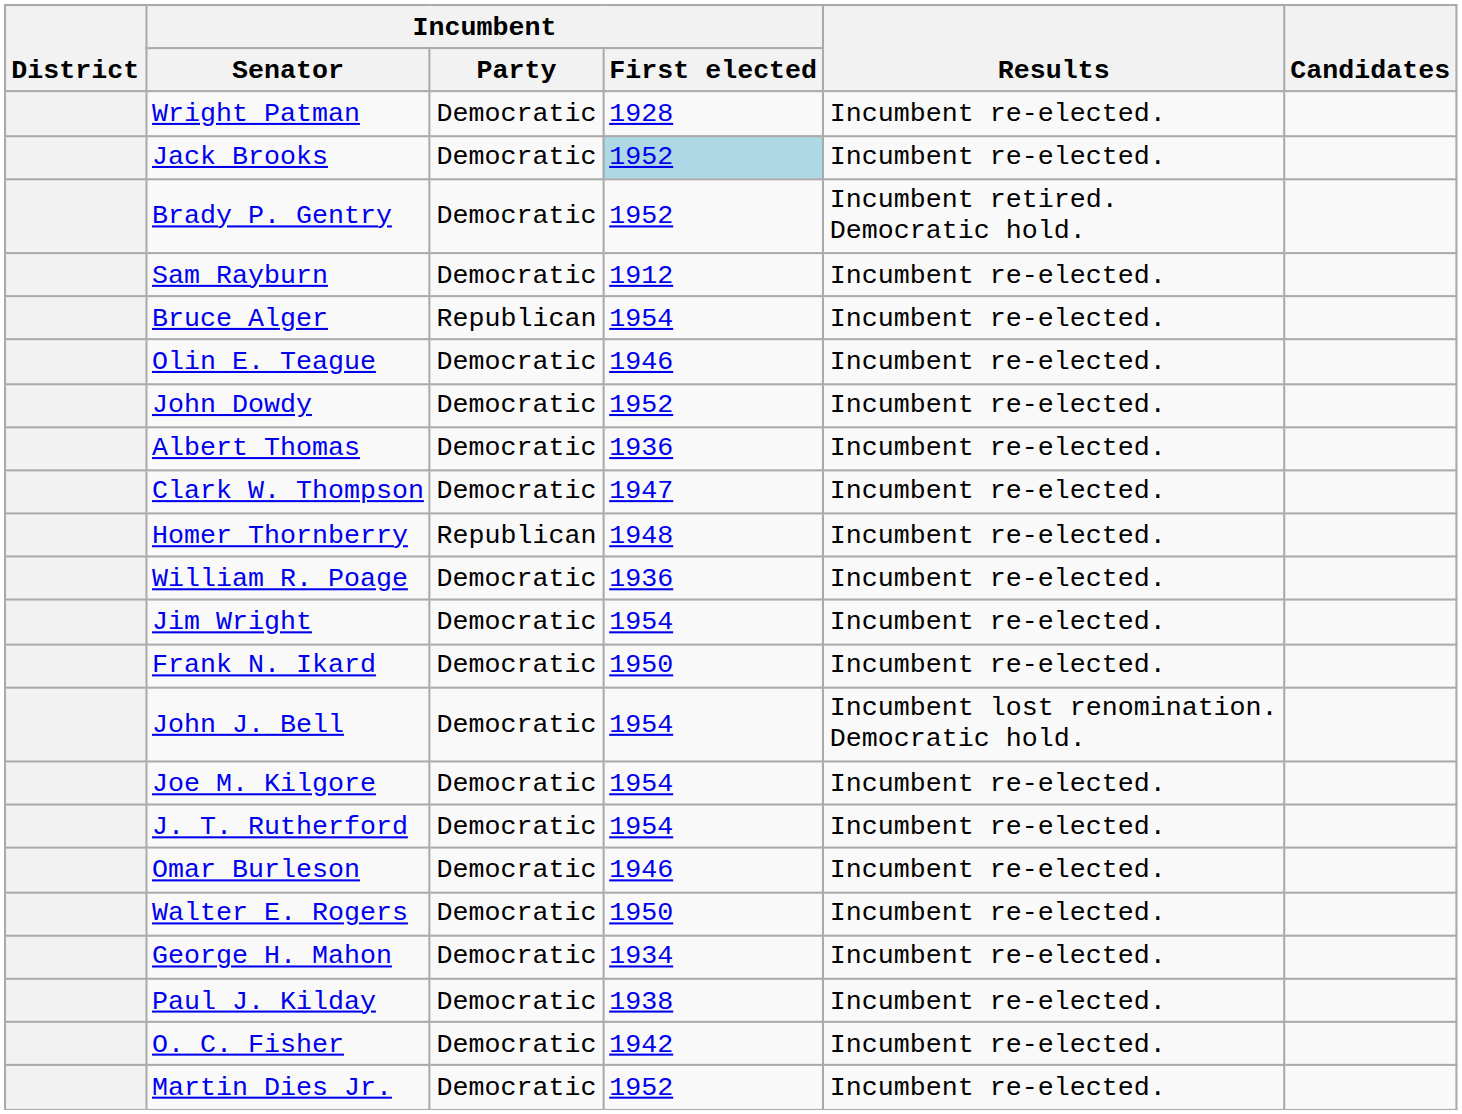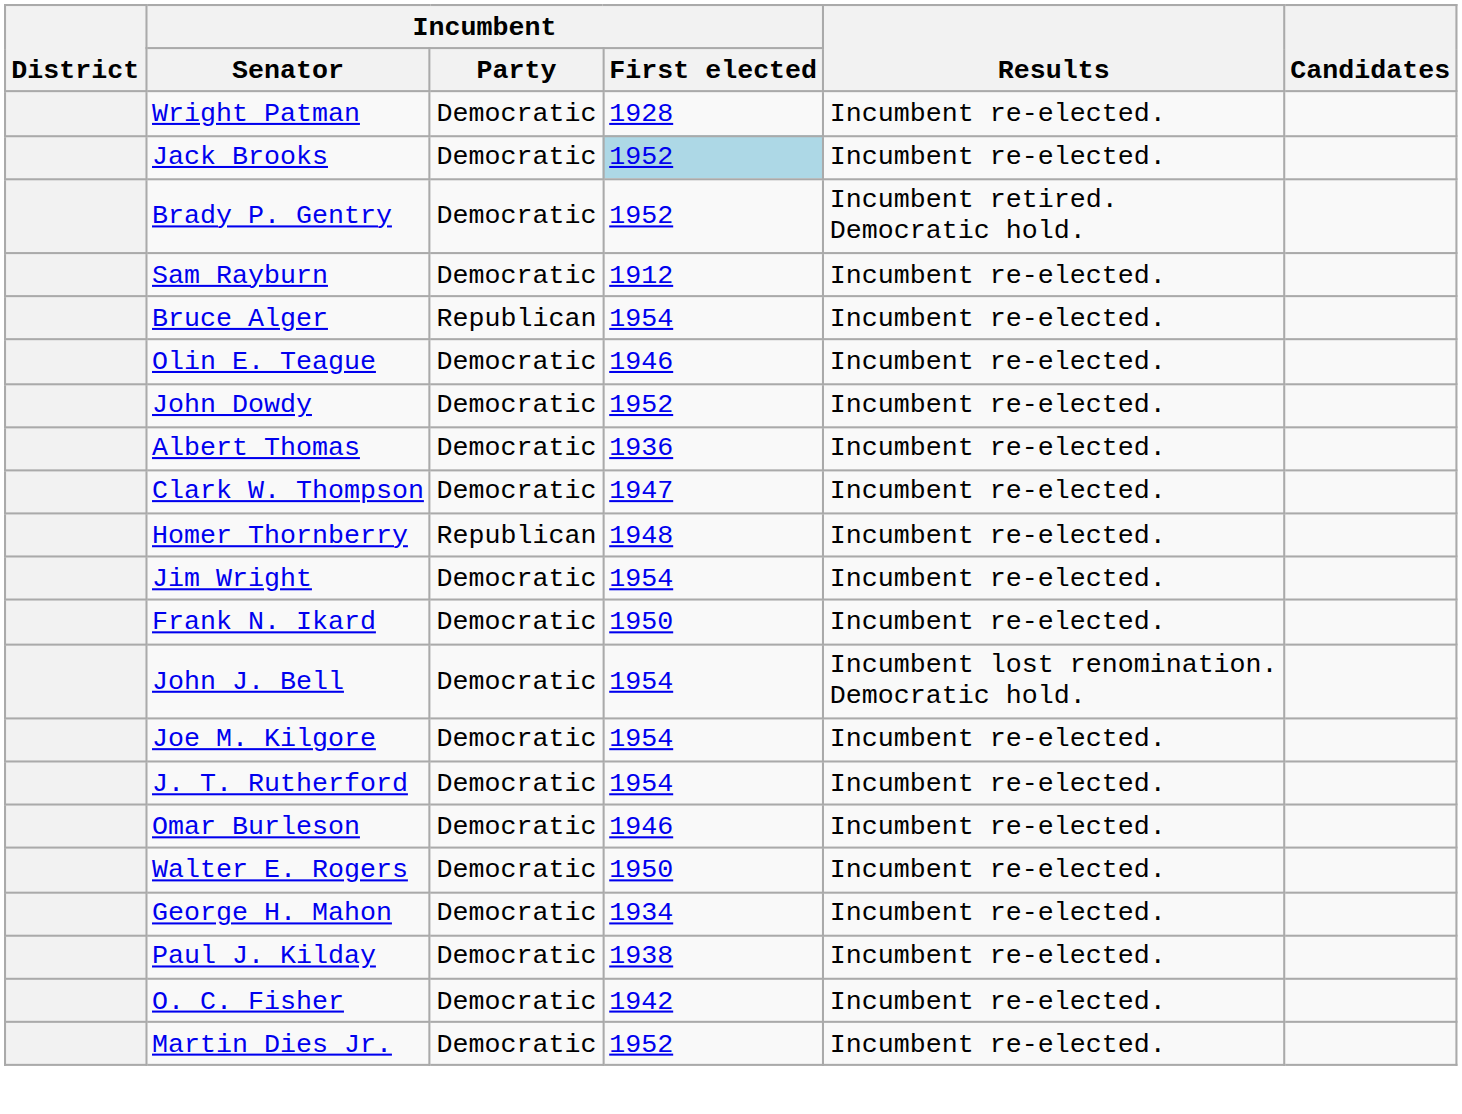- row: (280, 579)
